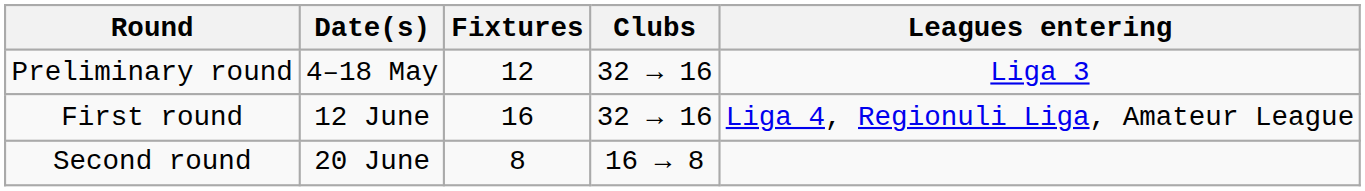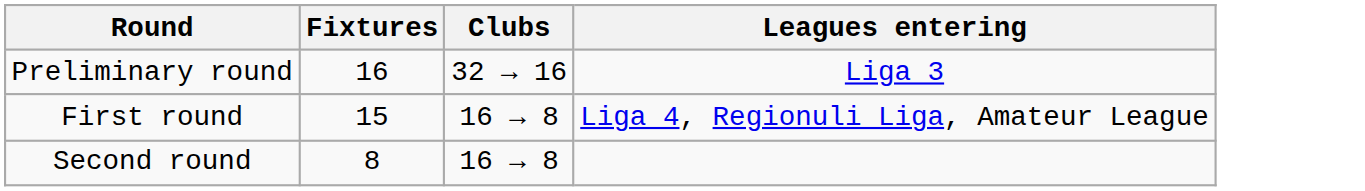- column: (372, 28)
(518, 72) 12 -> (372, 72) 16
(518, 117) 16 -> (372, 117) 15
(655, 117) 32 → 16 -> (509, 117) 16 → 8
